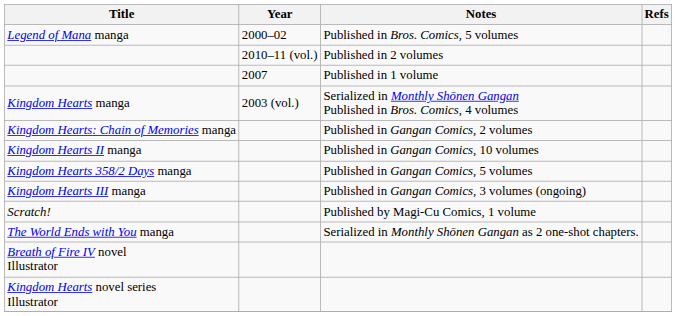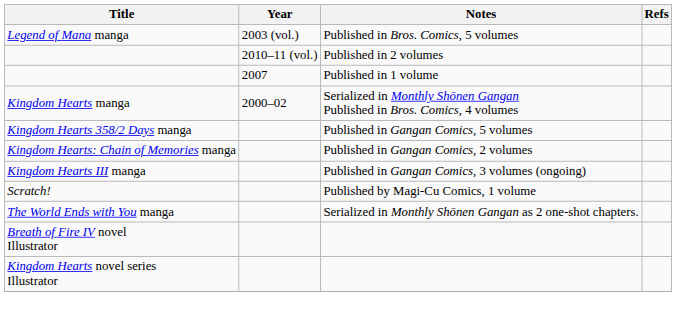(264, 34) 2000–02 -> (270, 34) 2003 (vol.)
(270, 103) 2003 (vol.) -> (264, 103) 2000–02
rows swapped: (122, 130) <-> (99, 171)
- row: (74, 150)
